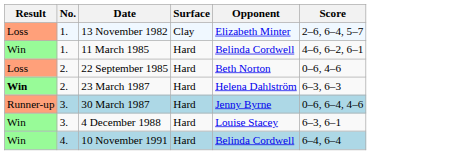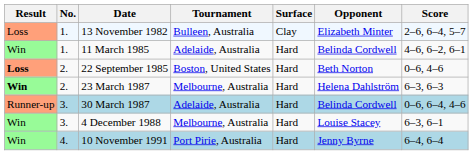+ column: (222, 13)
(18, 67) normal -> (18, 67) bold
(243, 103) Jenny Byrne -> (357, 103) Belinda Cordwell
(255, 140) Belinda Cordwell -> (346, 140) Jenny Byrne
